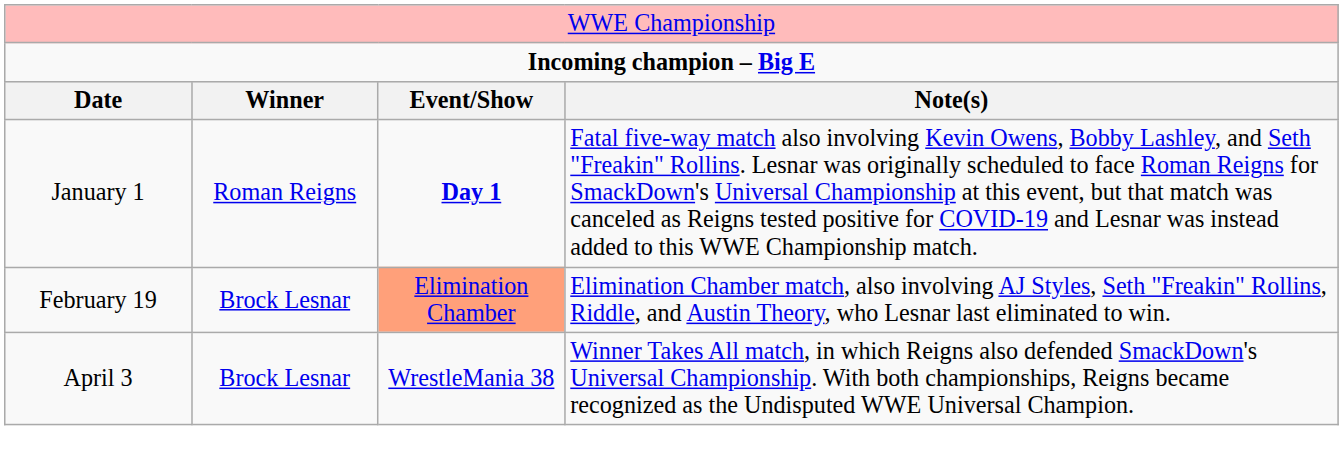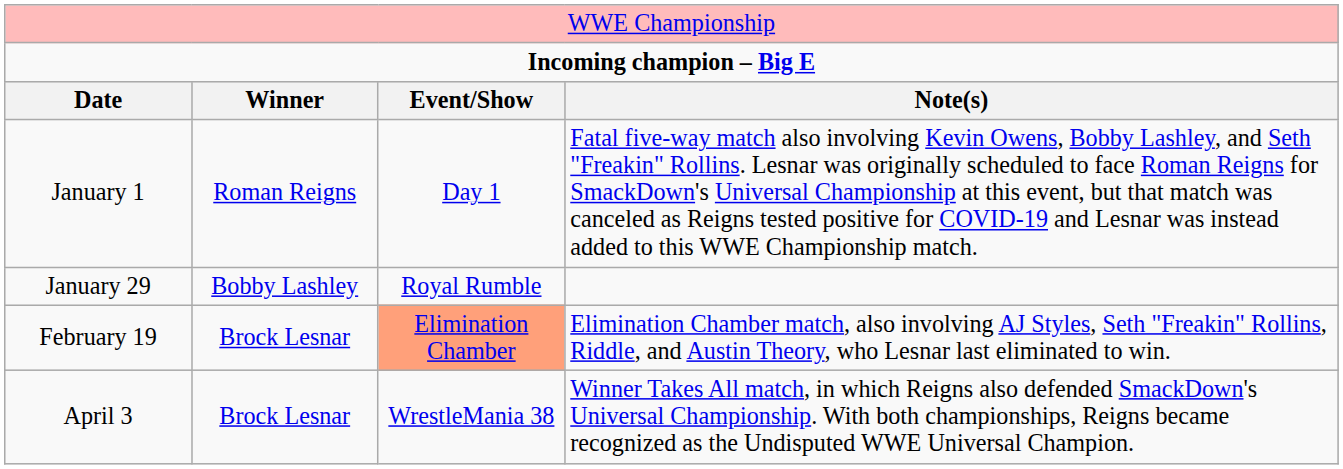(471, 192) bold -> (471, 192) normal
+ row: (98, 285)
